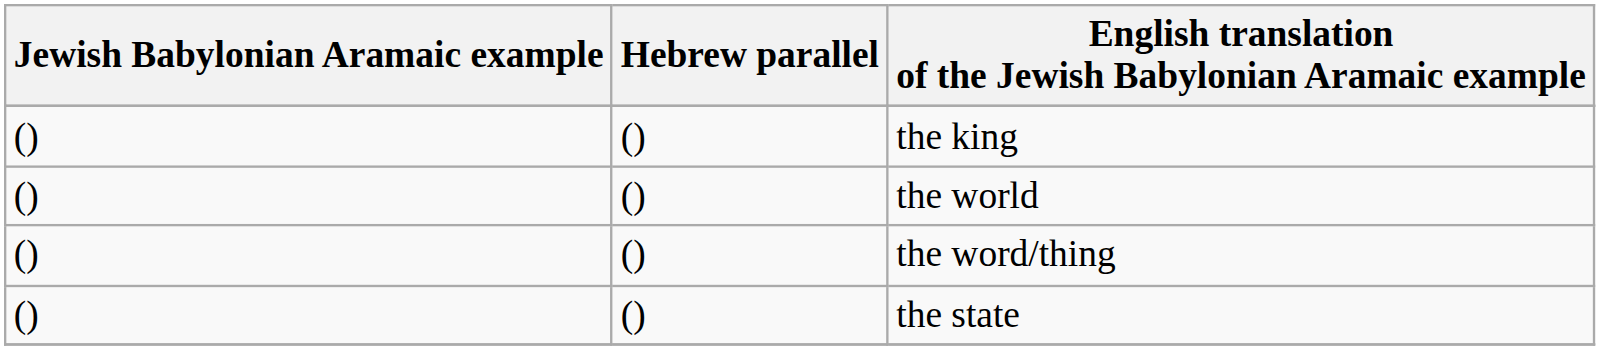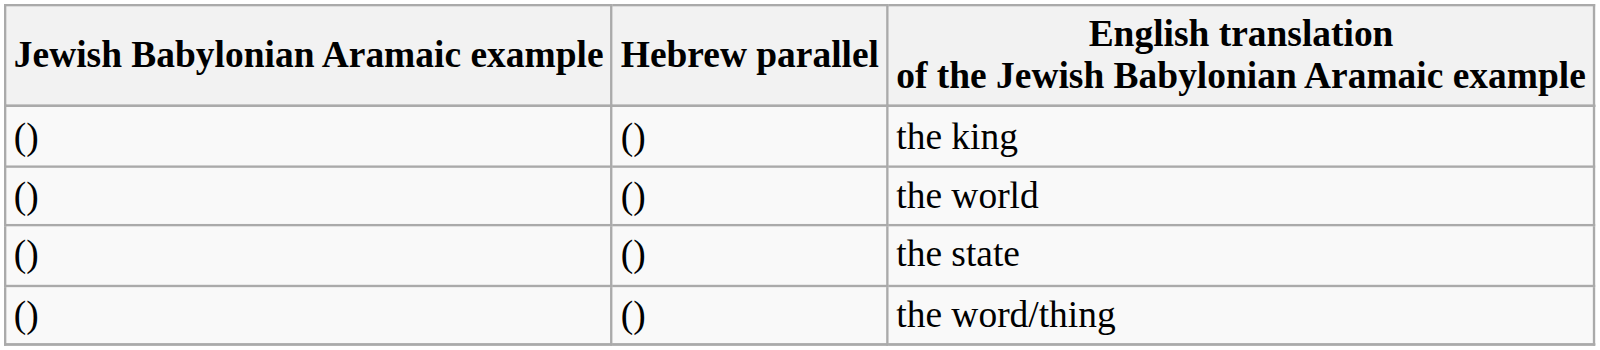rows swapped: (958, 313) <-> (1006, 254)
